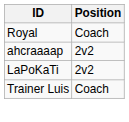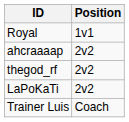(92, 32) Coach -> (84, 32) 1v1
+ row: (32, 70)
